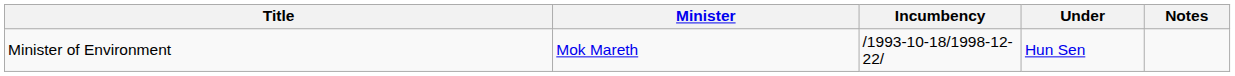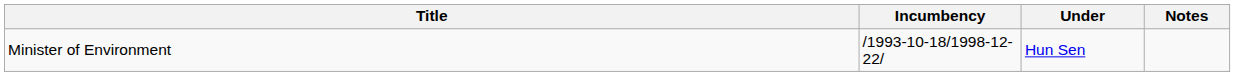- column: (706, 16)
